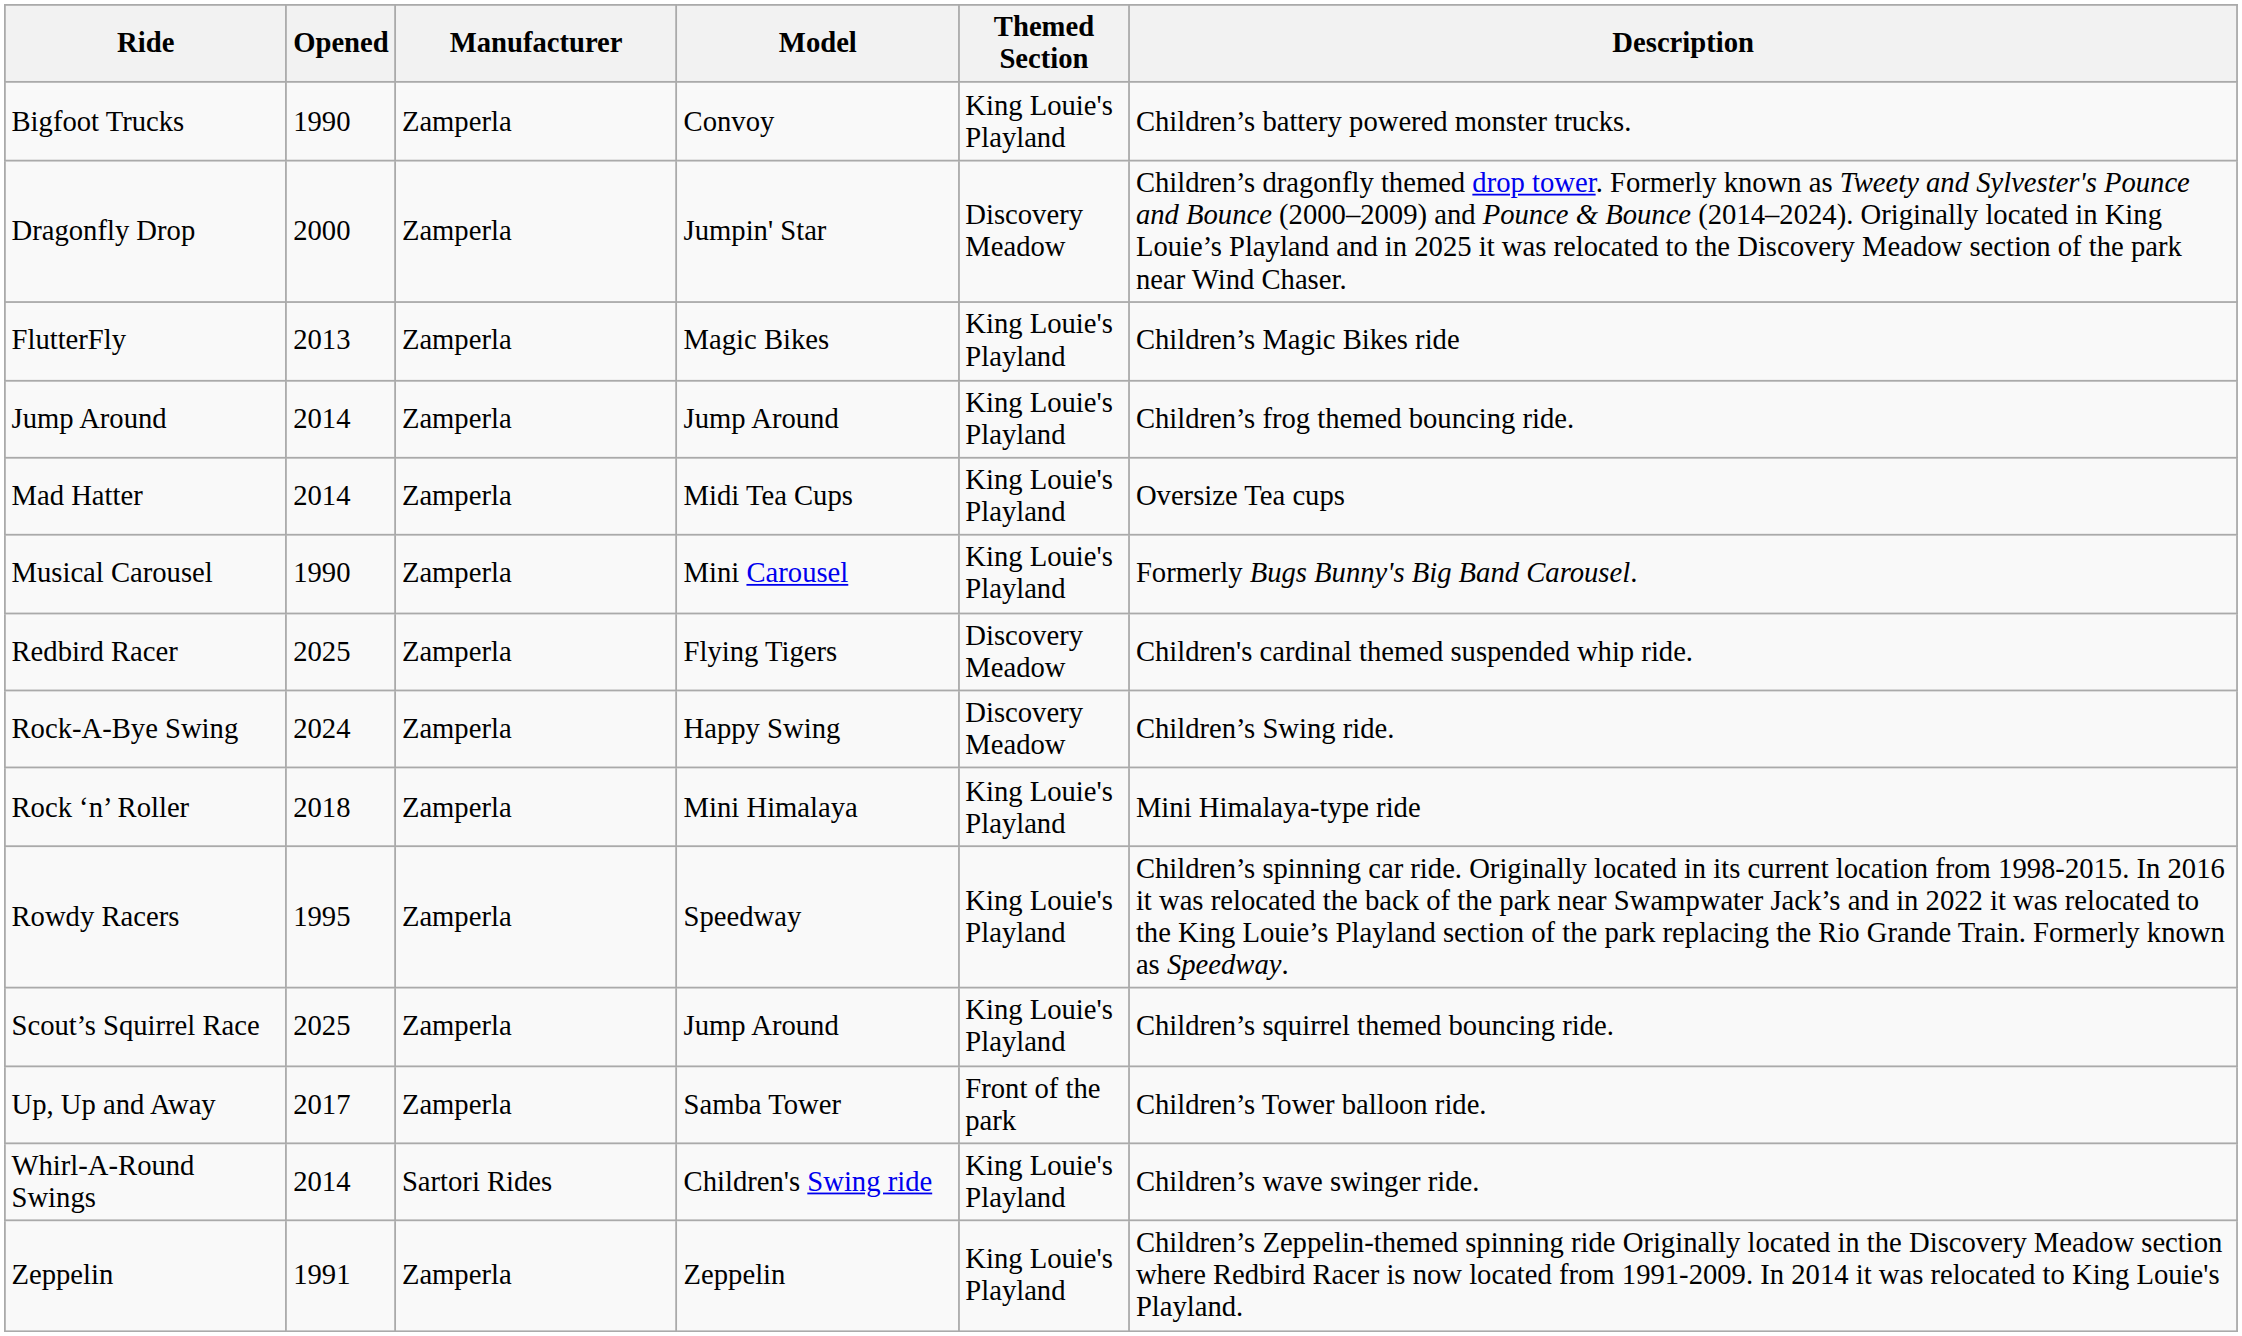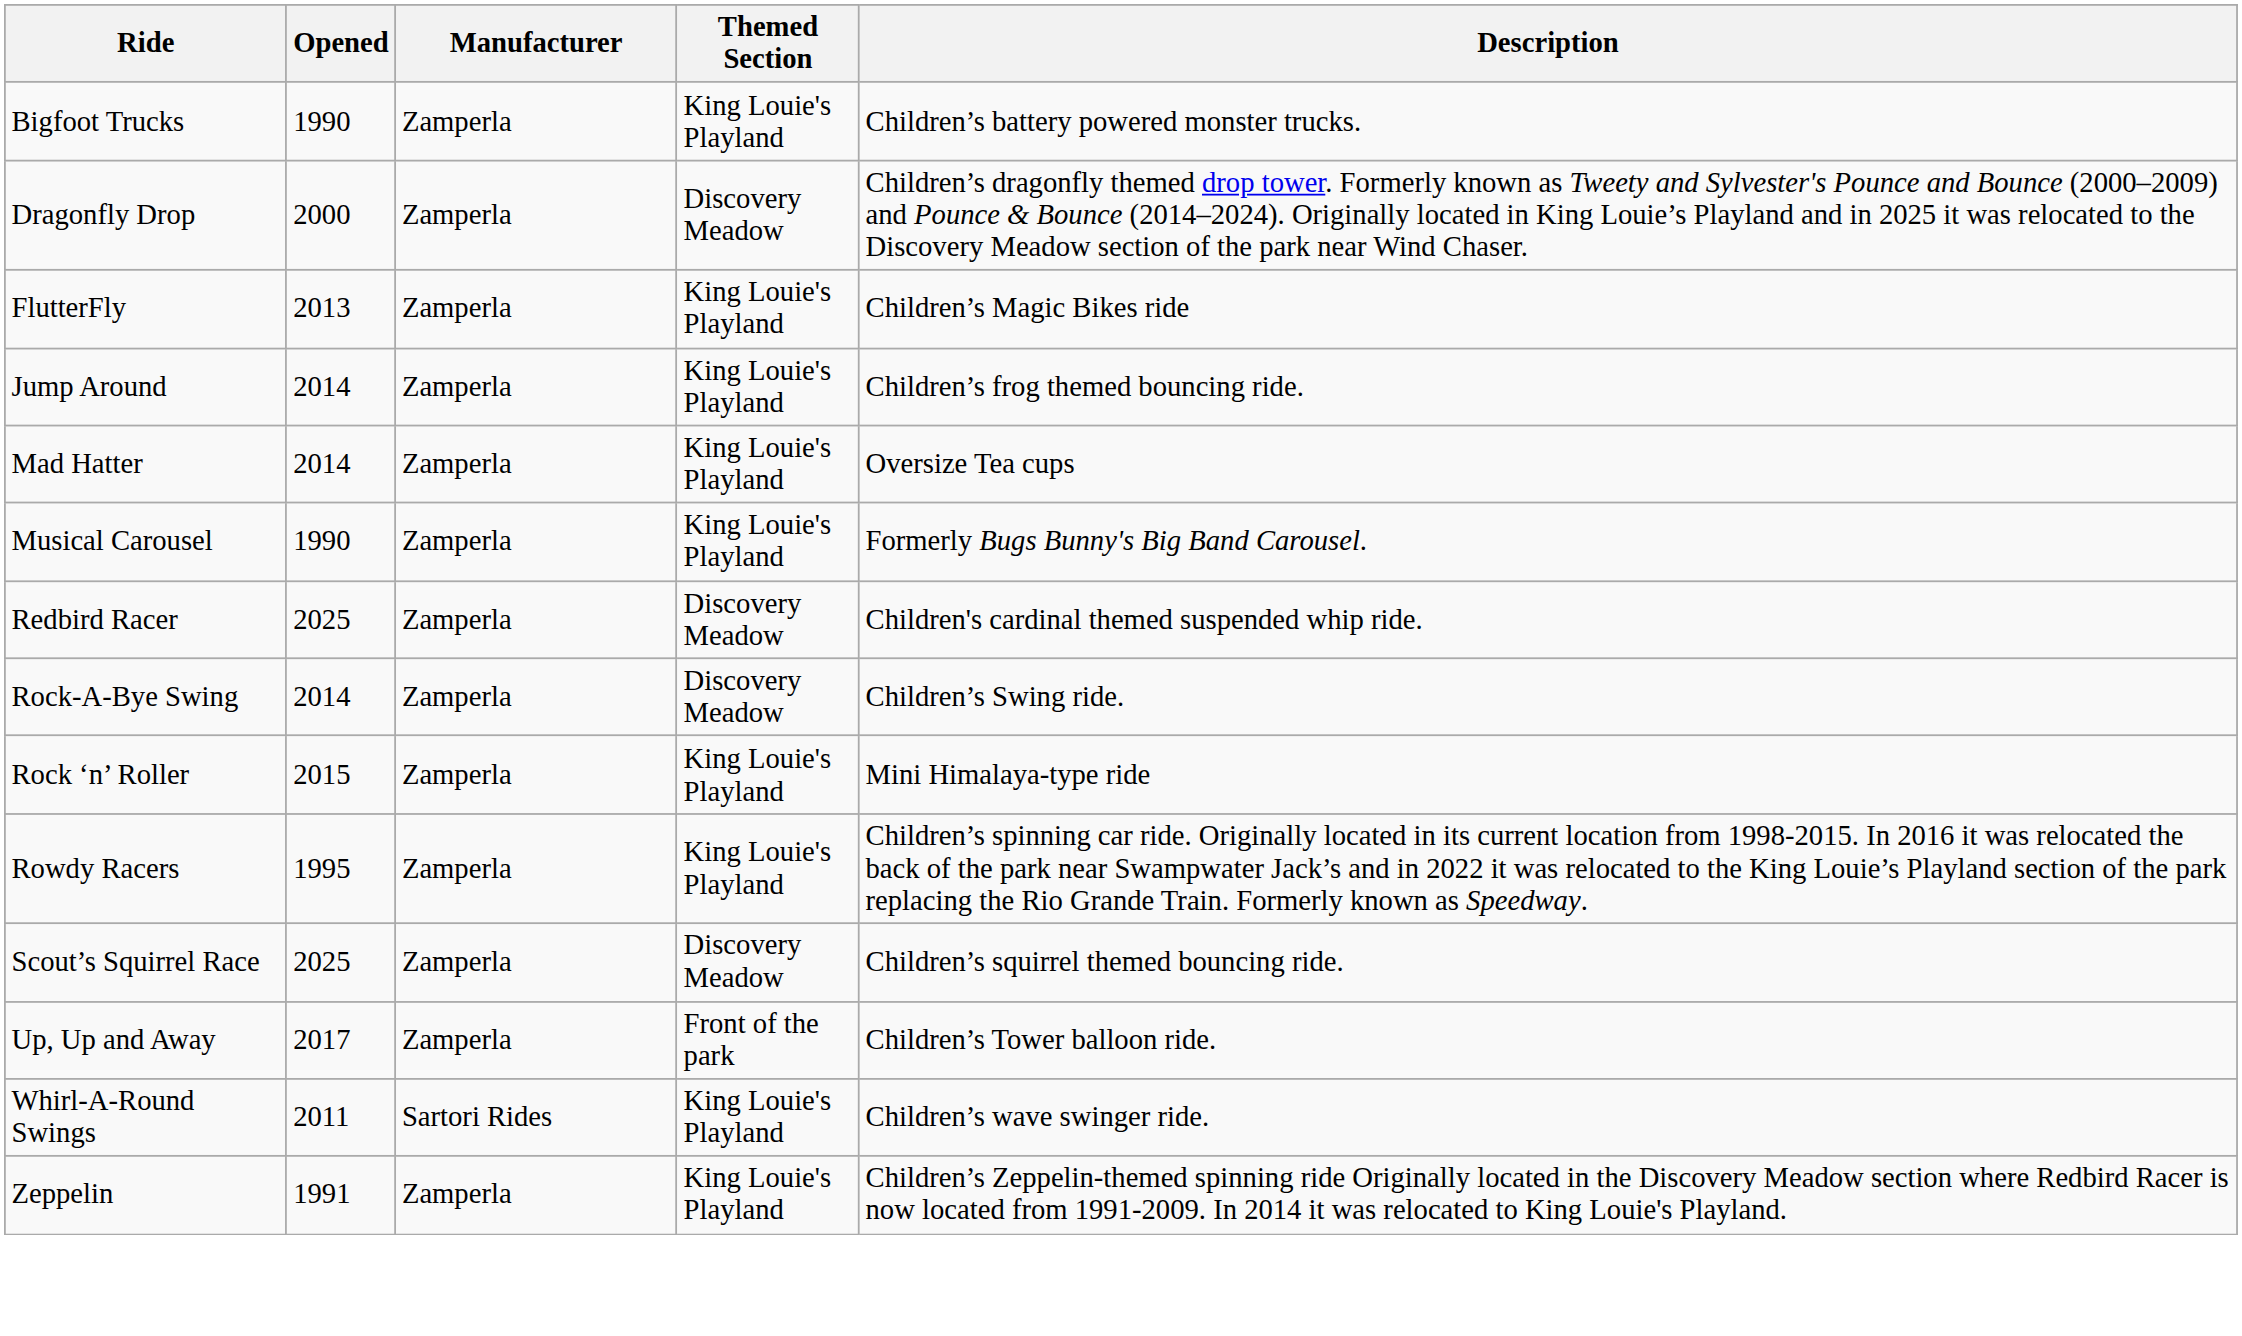- column: (818, 43)
(322, 728) 2024 -> (322, 696) 2014
(322, 806) 2018 -> (322, 774) 2015
(1039, 1026) King Louie's Playland -> (742, 961) Discovery Meadow
(322, 1181) 2014 -> (321, 1117) 2011
